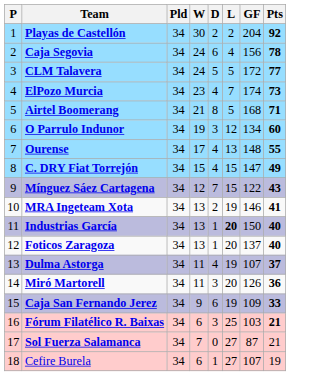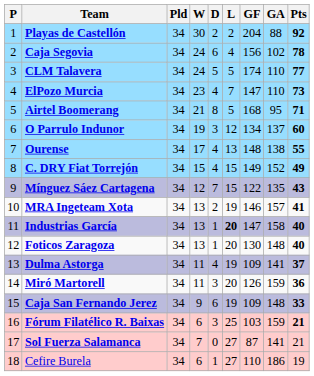+ column: (276, 14)
(252, 71) 172 -> (252, 71) 174
(252, 91) 174 -> (252, 91) 147
(252, 168) 147 -> (252, 168) 149
(252, 226) 150 -> (252, 226) 147
(252, 245) 137 -> (252, 245) 130
(252, 264) 107 -> (252, 264) 109
(252, 361) 107 -> (252, 361) 110
